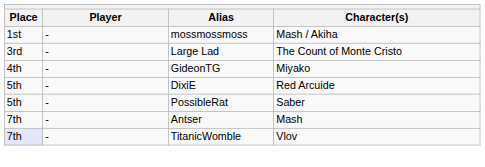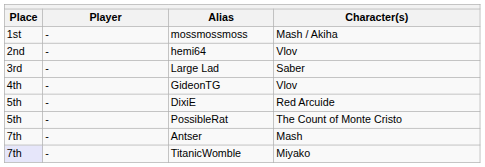+ row: (188, 51)
(339, 51) The Count of Monte Cristo -> (291, 68) Saber
(293, 68) Miyako -> (287, 85) Vlov
(291, 102) Saber -> (339, 119) The Count of Monte Cristo
(287, 136) Vlov -> (293, 153) Miyako
